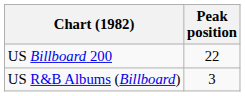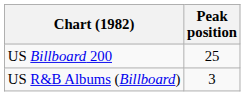(212, 56) 22 -> (212, 56) 25
